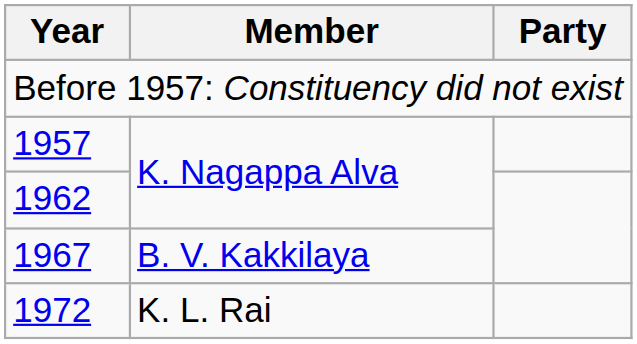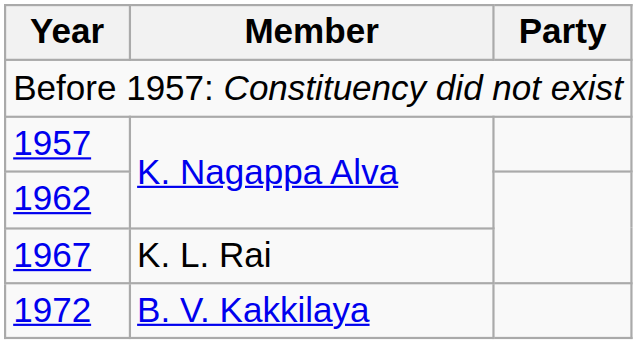(253, 254) B. V. Kakkilaya -> (204, 254) K. L. Rai
(204, 310) K. L. Rai -> (253, 310) B. V. Kakkilaya
